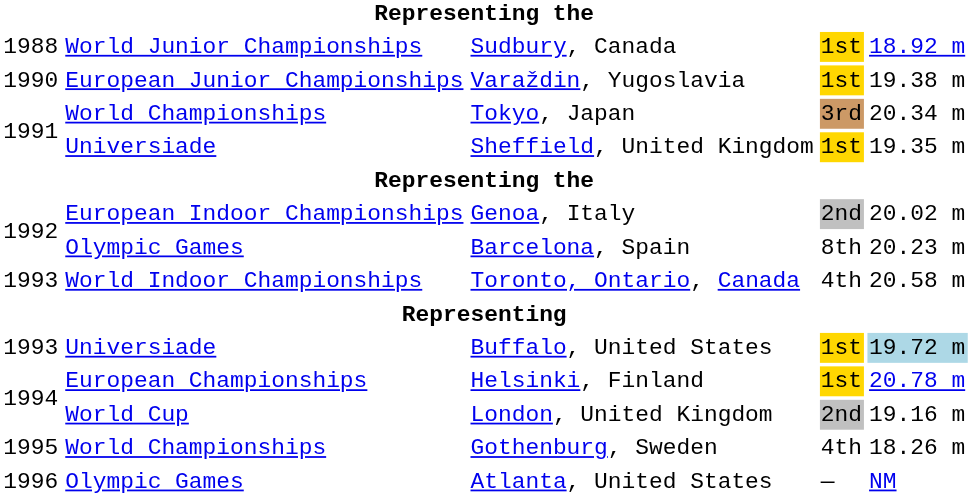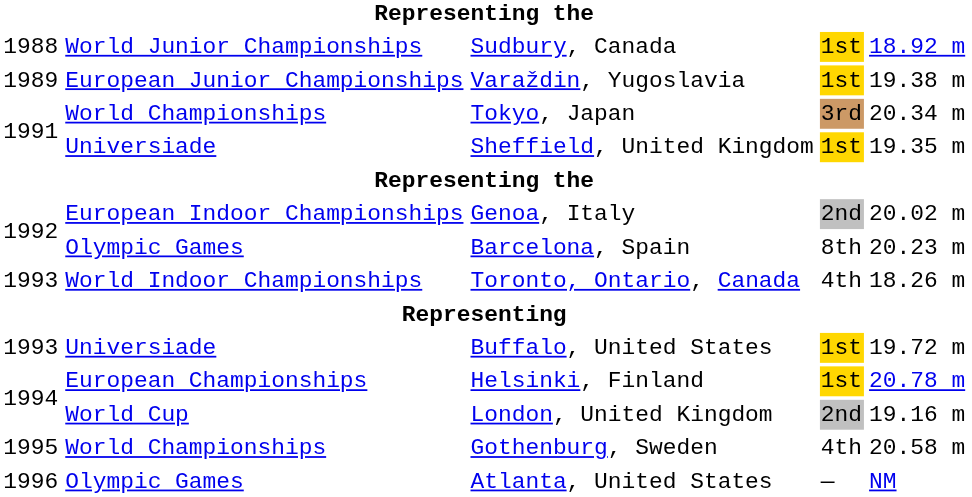(31, 80) 1990 -> (31, 80) 1989
(917, 281) 20.58 m -> (917, 281) 18.26 m
(917, 348) lightblue background -> (917, 348) no background
(917, 448) 18.26 m -> (917, 448) 20.58 m
